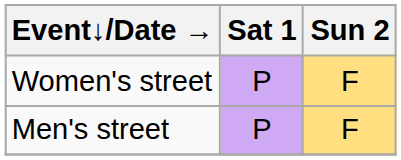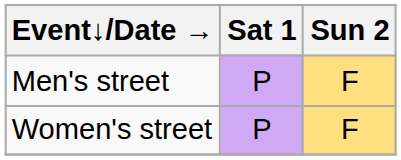rows swapped: (90, 130) <-> (112, 80)
